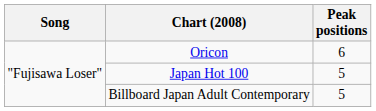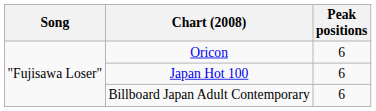(342, 73) 5 -> (342, 73) 6
(342, 95) 5 -> (342, 95) 6
